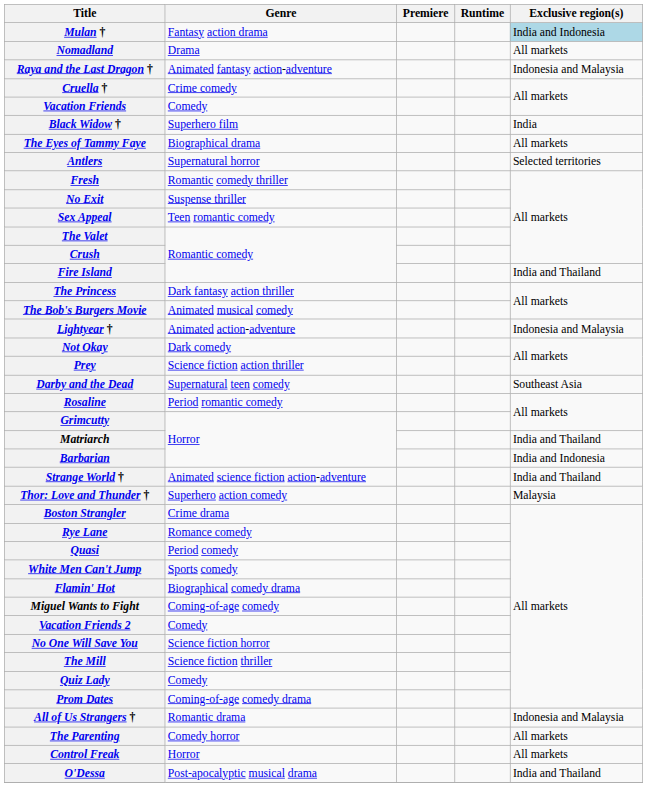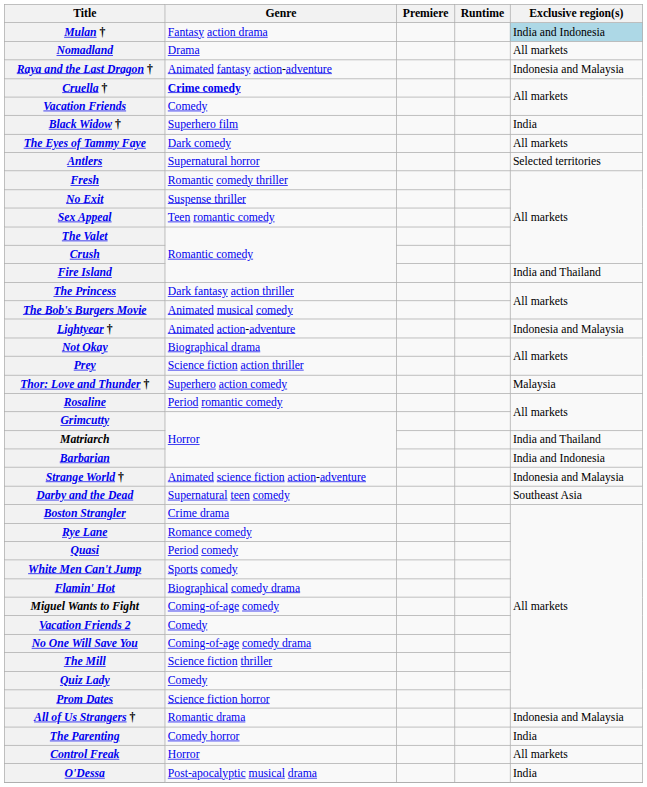(202, 87) normal -> (204, 87) bold
(214, 143) Biographical drama -> (199, 143) Dark comedy
(199, 347) Dark comedy -> (214, 347) Biographical drama
rows swapped: (85, 495) <-> (85, 384)
(557, 476) India and Thailand -> (568, 476) Indonesia and Malaysia
(219, 643) Science fiction horror -> (239, 643) Coming-of-age comedy drama
(239, 699) Coming-of-age comedy drama -> (219, 699) Science fiction horror
(540, 736) All markets -> (525, 736) India
(557, 773) India and Thailand -> (525, 773) India
